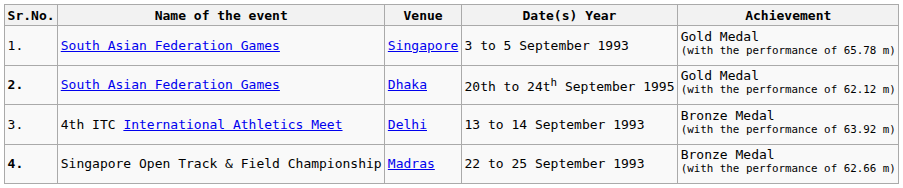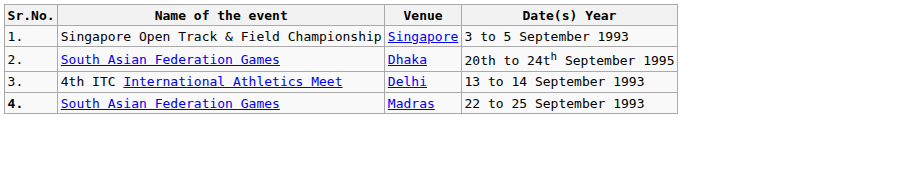- column: (788, 15)
(170, 45) South Asian Federation Games -> (221, 36) Singapore Open Track & Field Championship
(15, 85) bold -> (15, 59) normal
(221, 164) Singapore Open Track & Field Championship -> (170, 103) South Asian Federation Games
